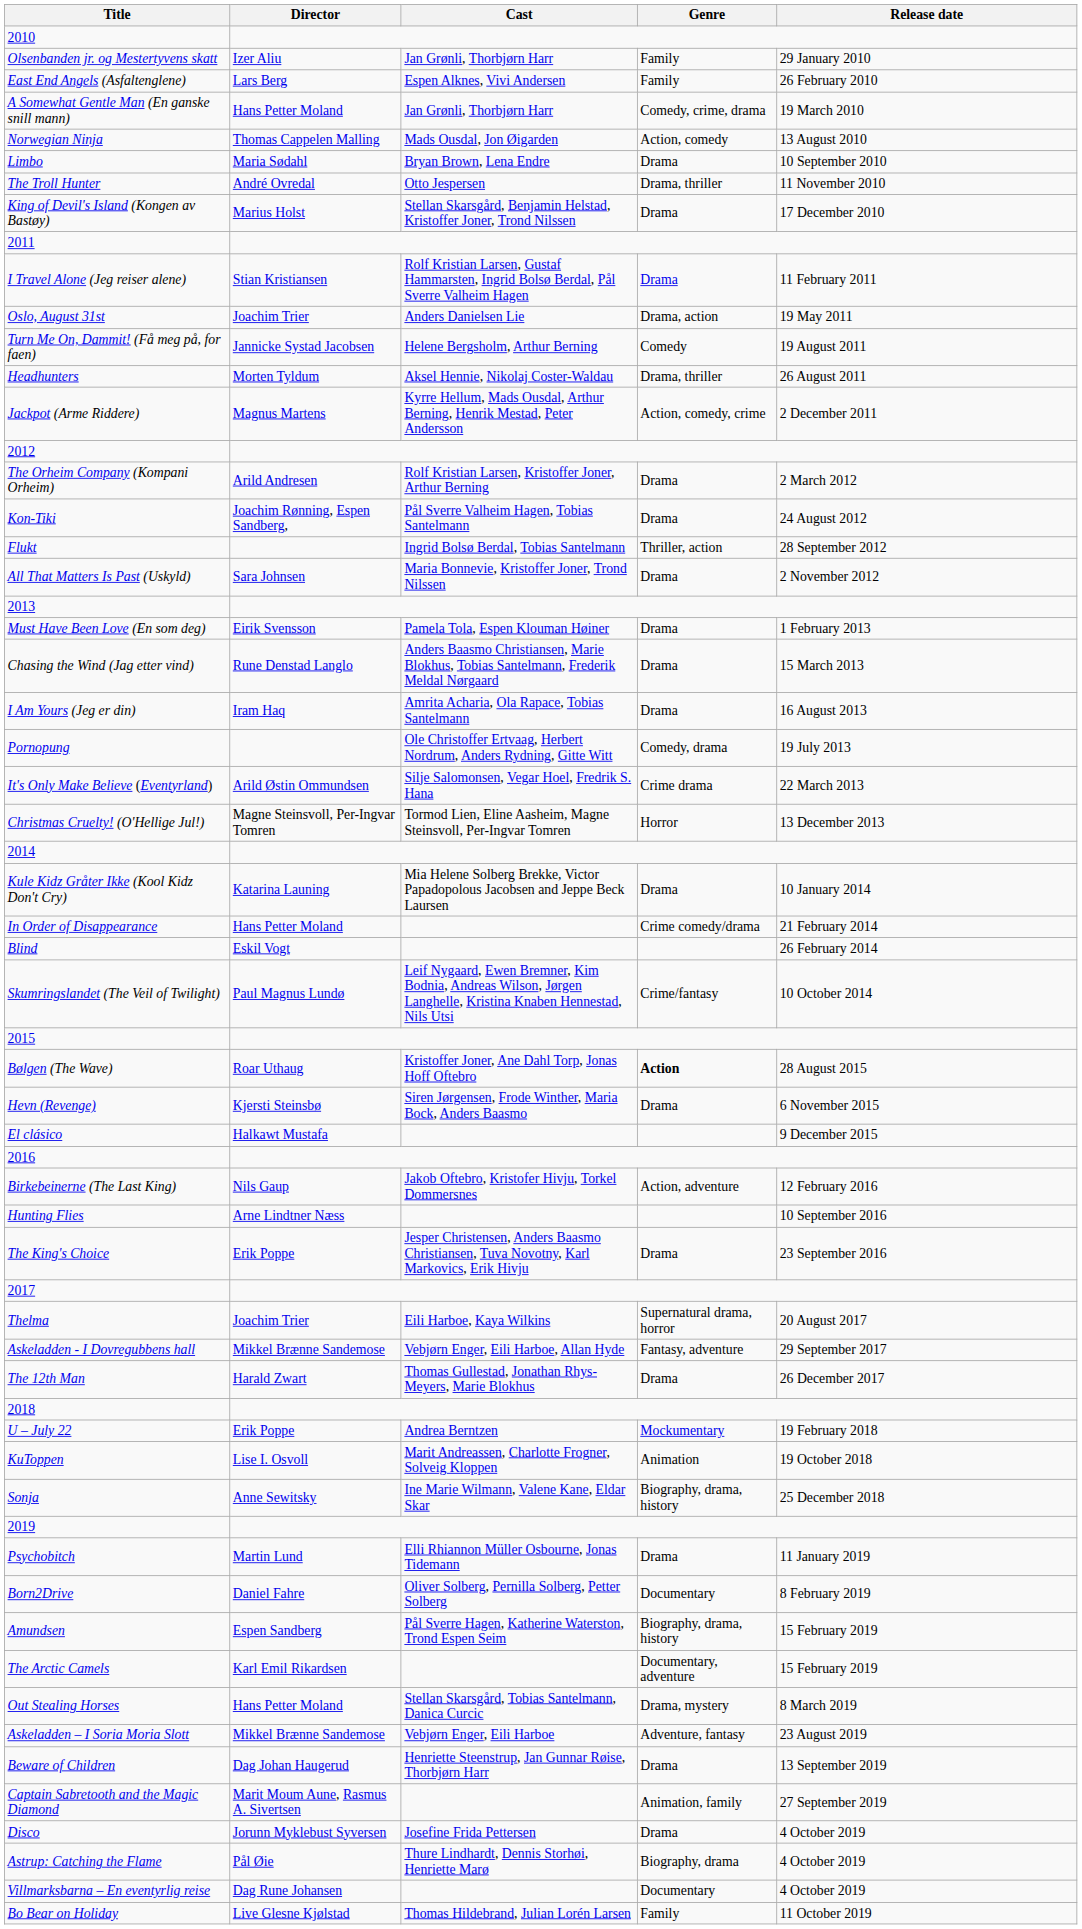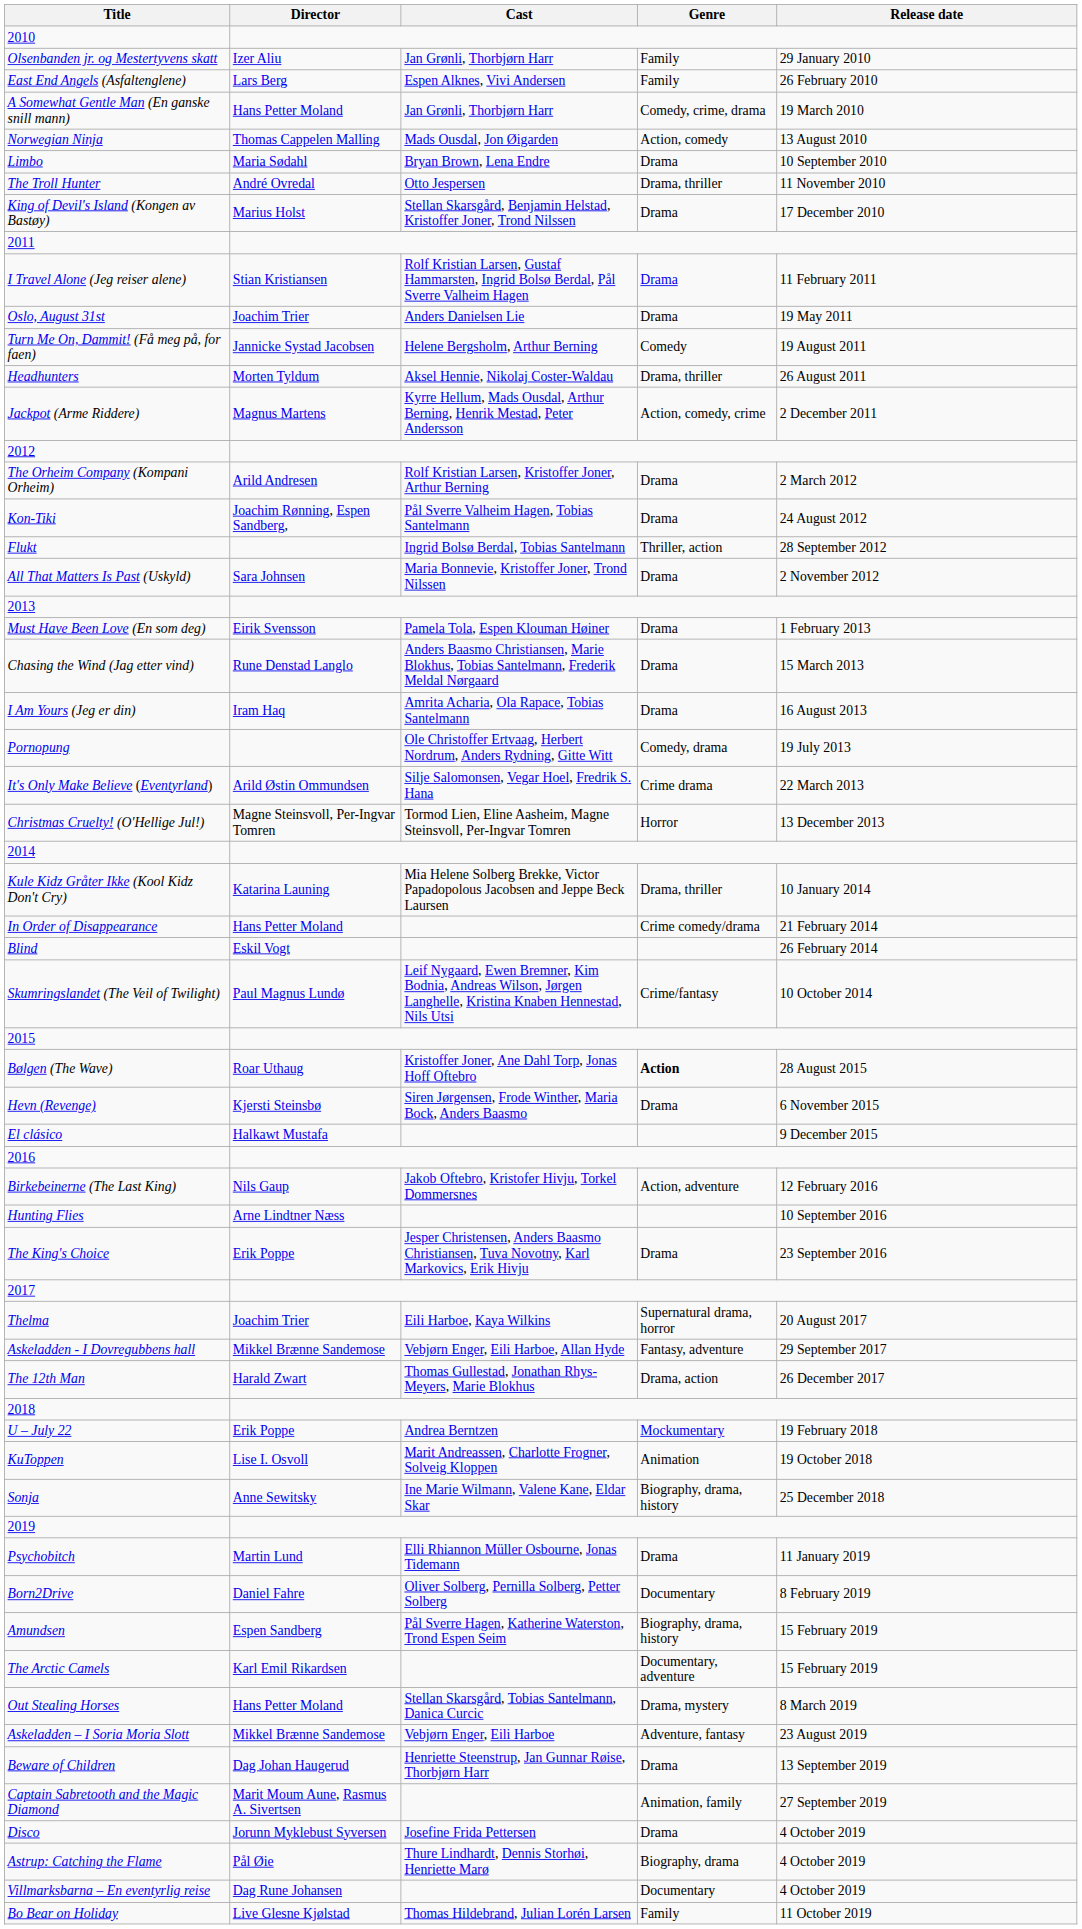(679, 317) Drama, action -> (659, 317) Drama
(659, 889) Drama -> (681, 889) Drama, thriller
(659, 1379) Drama -> (679, 1379) Drama, action
